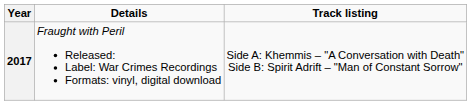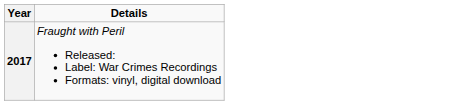- column: (345, 13)
